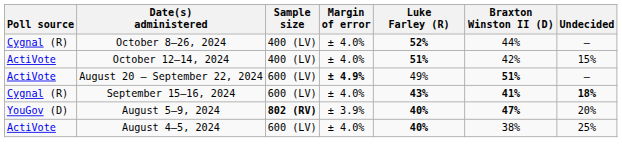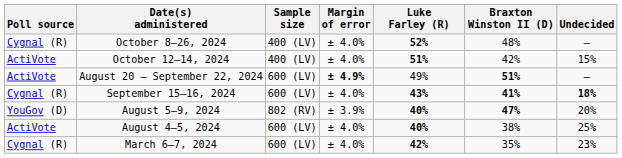(511, 42) 44% -> (511, 42) 48%
(292, 110) bold -> (292, 110) normal
+ row: (171, 145)
